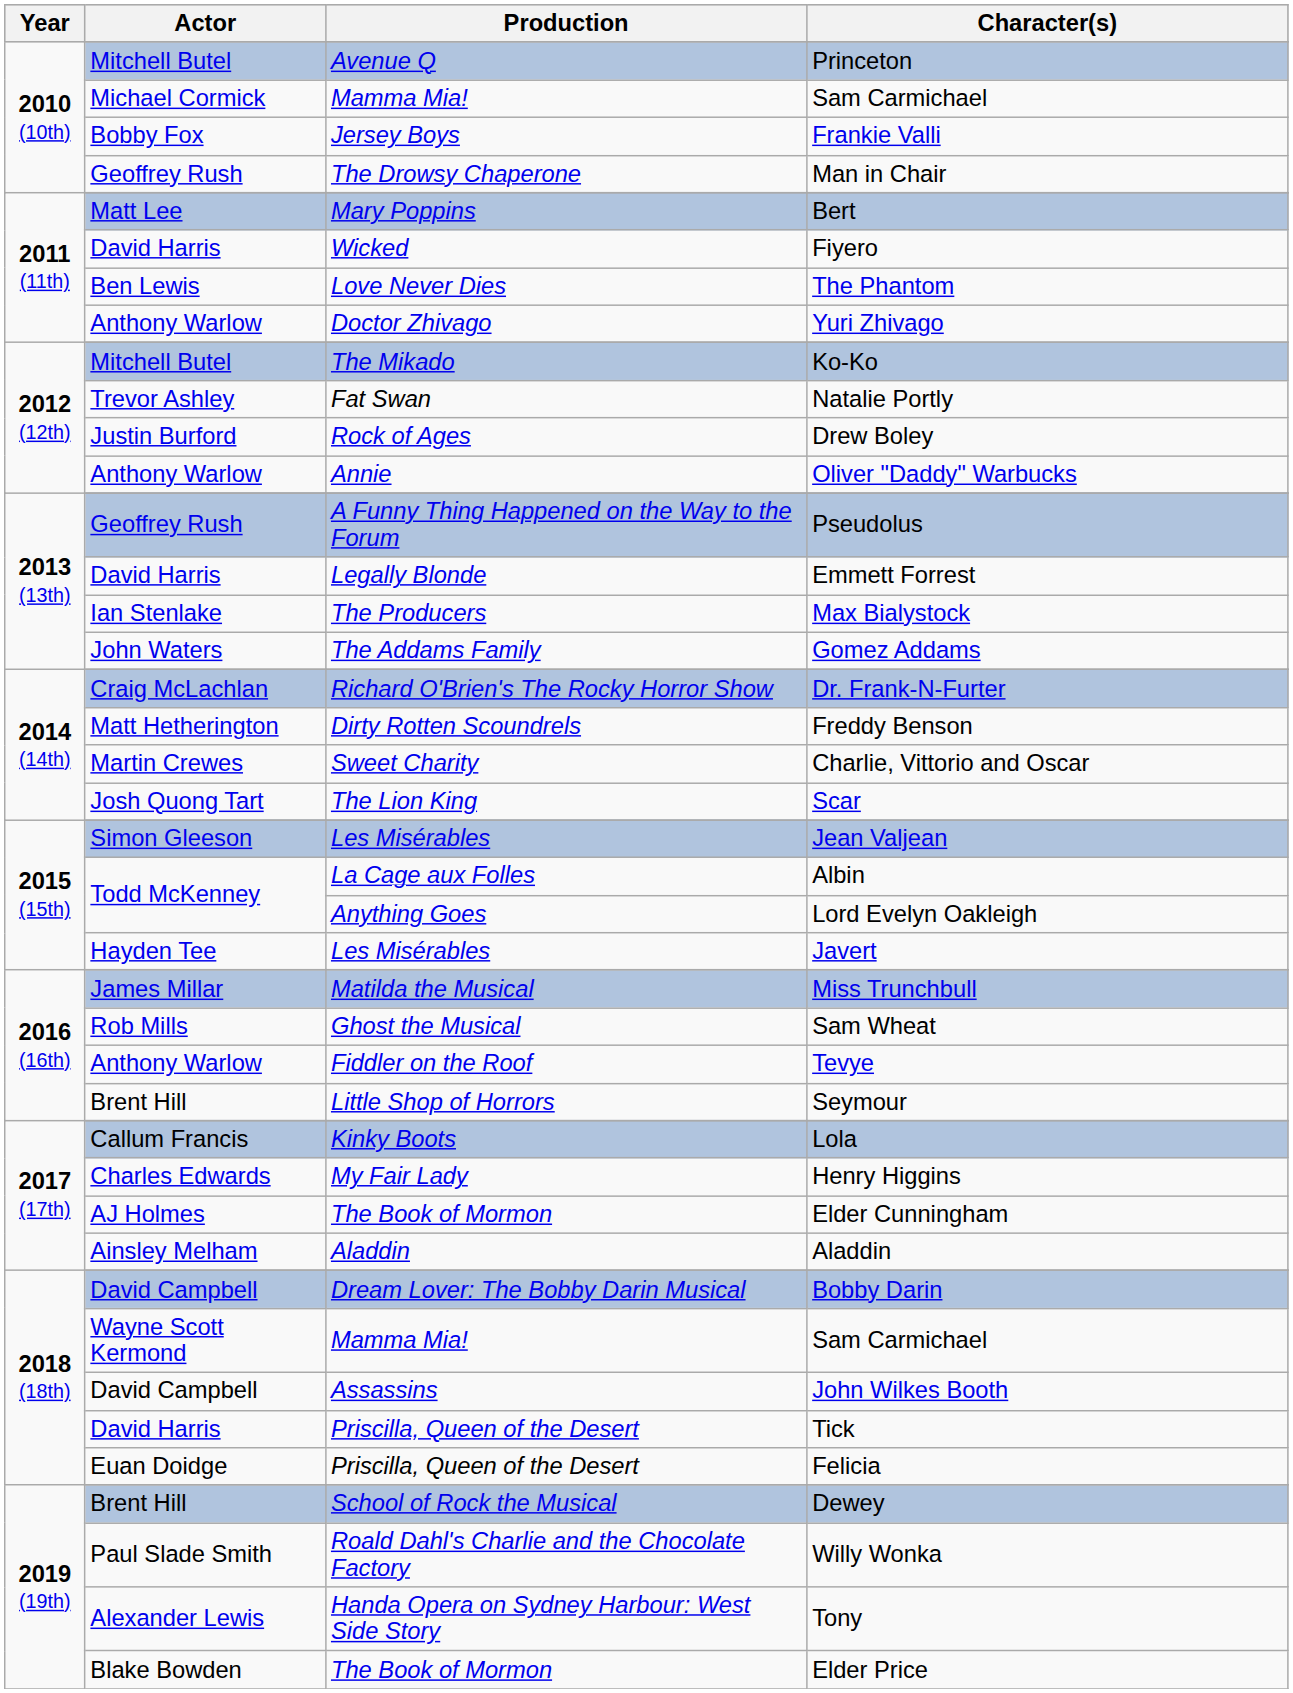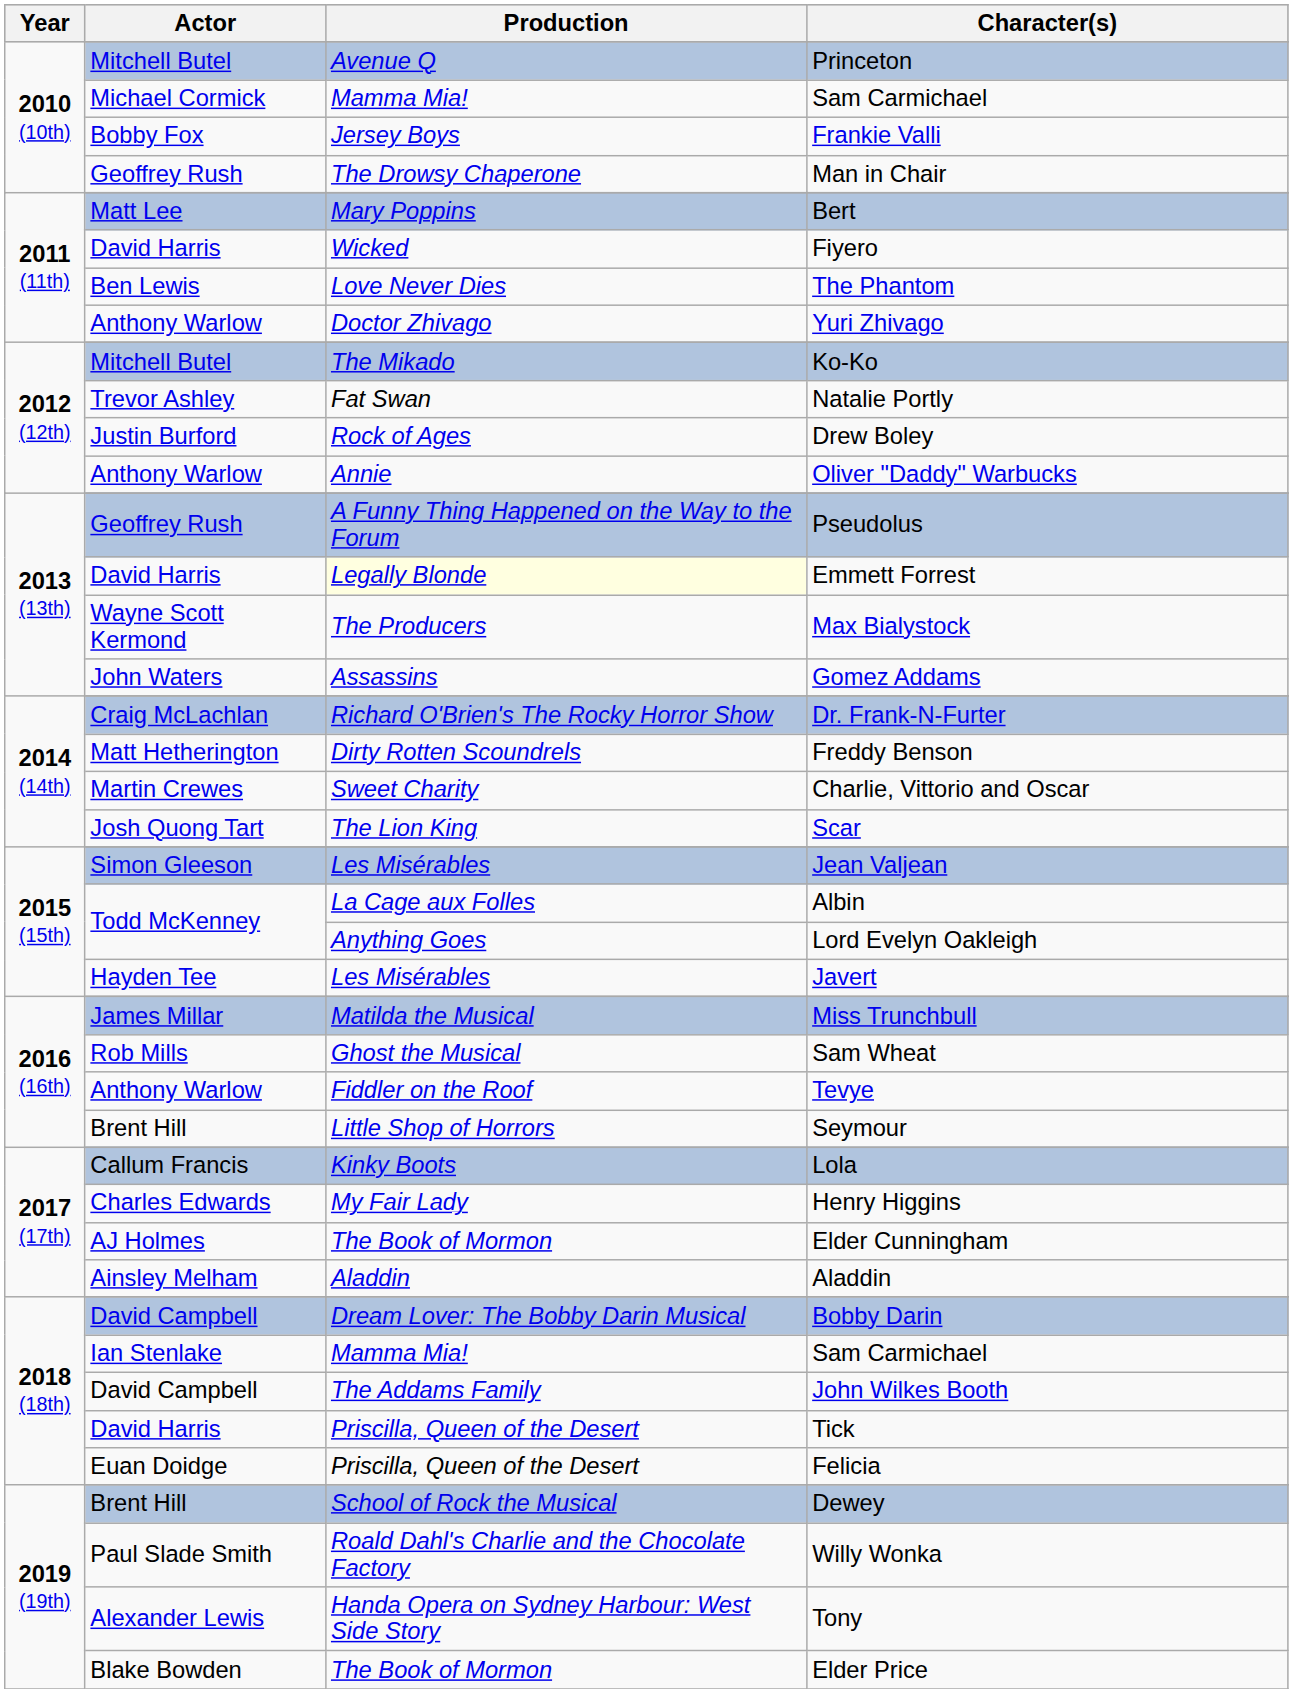(409, 575) no background -> (409, 575) lightyellow background
(156, 613) Ian Stenlake -> (157, 626) Wayne Scott Kermond
(436, 650) The Addams Family -> (384, 677) Assassins
(157, 1340) Wayne Scott Kermond -> (156, 1353) Ian Stenlake
(384, 1390) Assassins -> (436, 1390) The Addams Family
